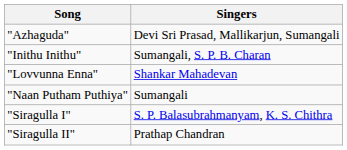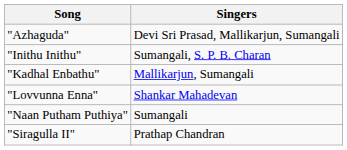+ row: (53, 74)
- row: (39, 114)
